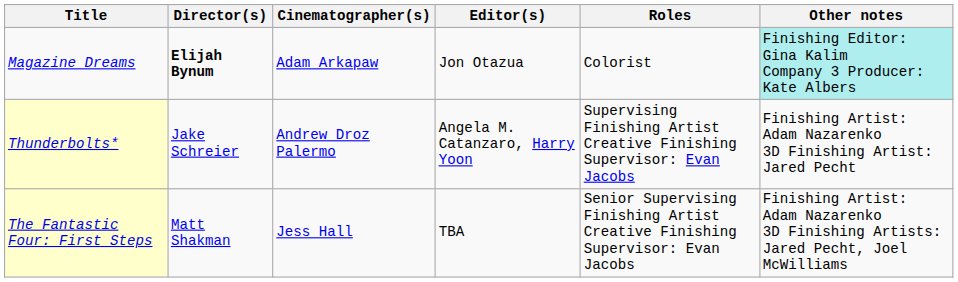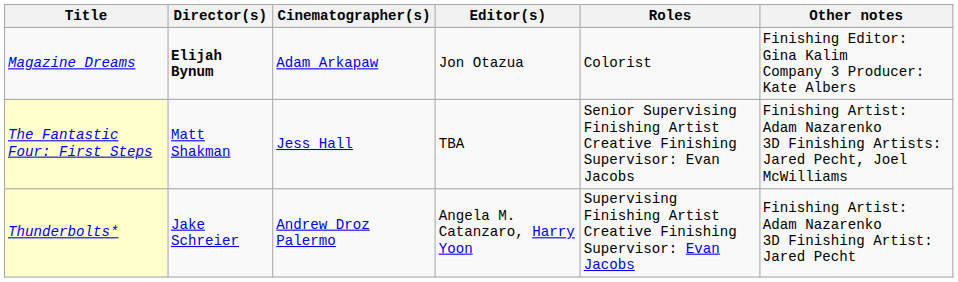(844, 64) paleturquoise background -> (844, 64) no background
rows swapped: (63, 144) <-> (80, 233)
